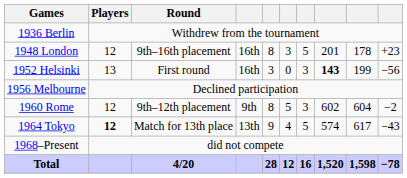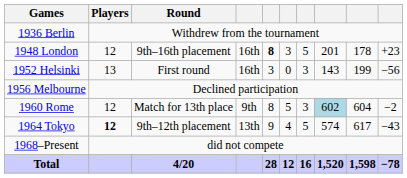(271, 51) normal -> (271, 51) bold
(330, 70) bold -> (330, 70) normal
(184, 107) 9th–12th placement -> (184, 107) Match for 13th place
(330, 107) no background -> (330, 107) lightblue background
(184, 126) Match for 13th place -> (184, 126) 9th–12th placement
